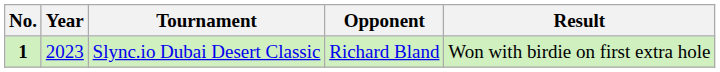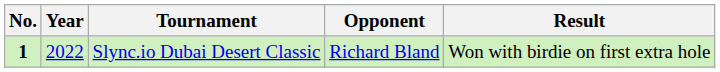(65, 51) 2023 -> (65, 51) 2022
